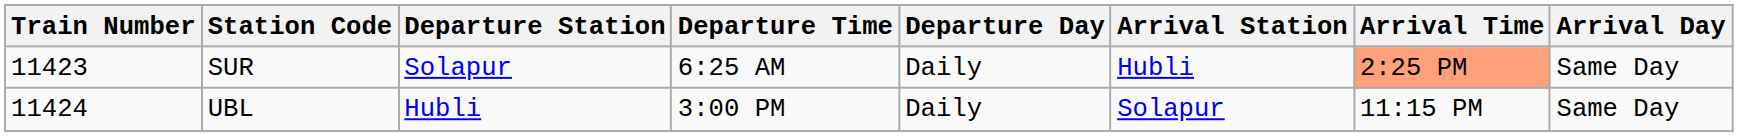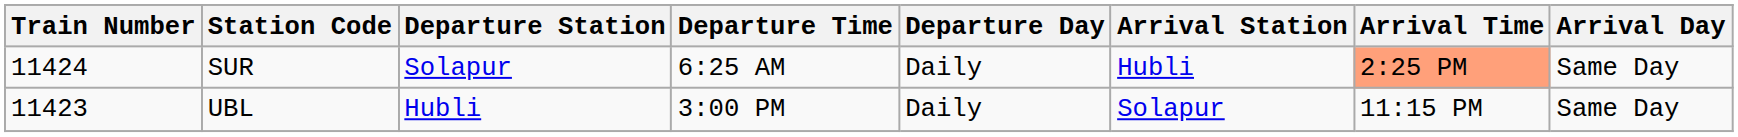(50, 68) 11423 -> (50, 68) 11424
(50, 109) 11424 -> (50, 109) 11423
